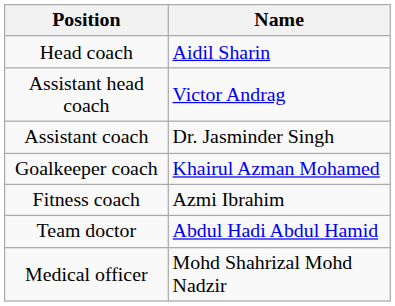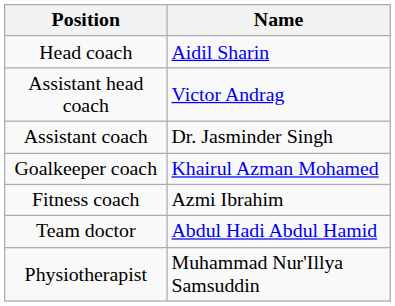+ row: (86, 273)
- row: (86, 273)
